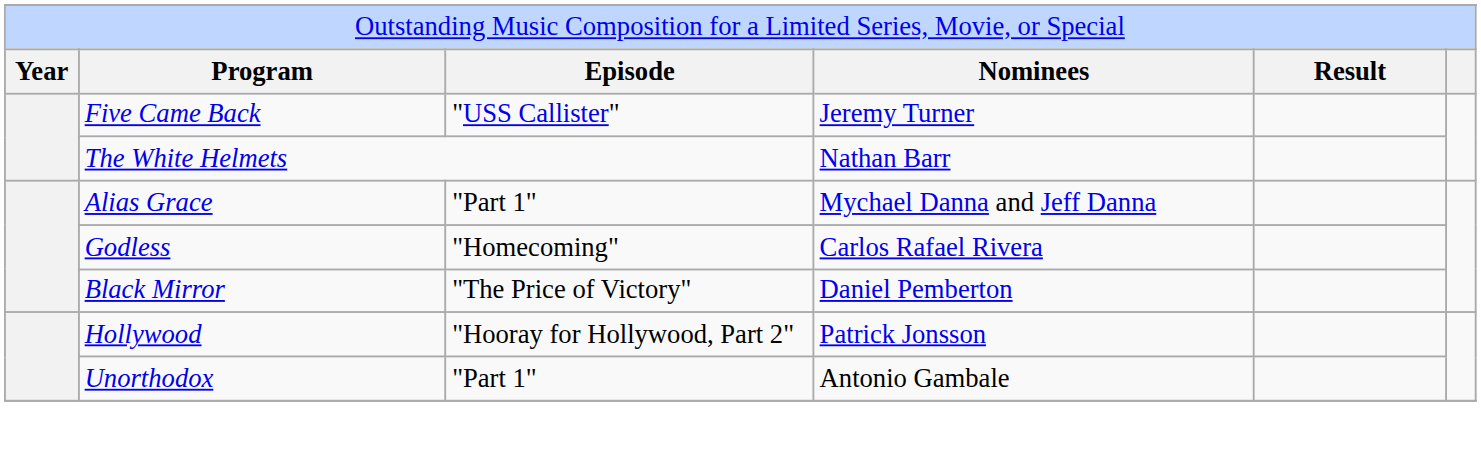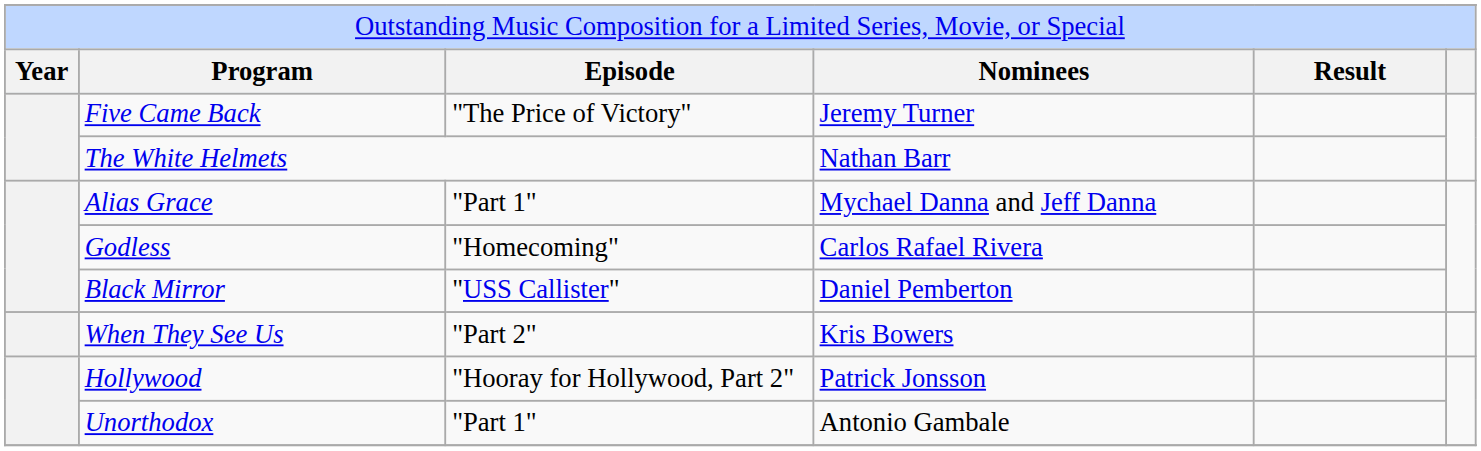(536, 114) "USS Callister" -> (572, 114) "The Price of Victory"
(572, 290) "The Price of Victory" -> (536, 290) "USS Callister"
+ row: (184, 334)
